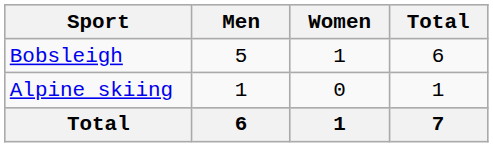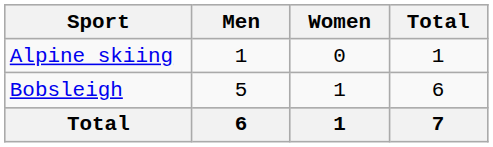rows swapped: (91, 90) <-> (66, 56)
